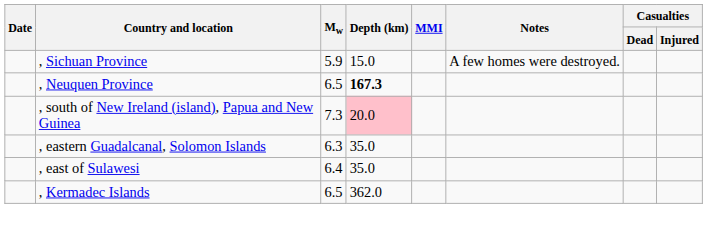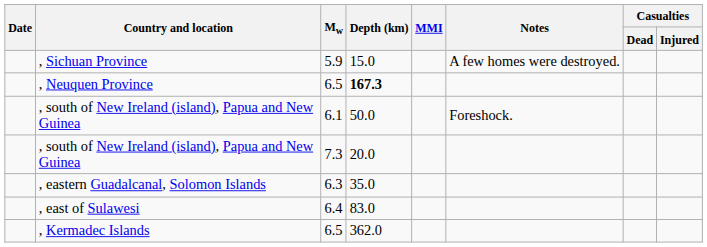+ row: (176, 115)
(362, 115) pink background -> (362, 154) no background
(362, 169) 35.0 -> (362, 208) 83.0
